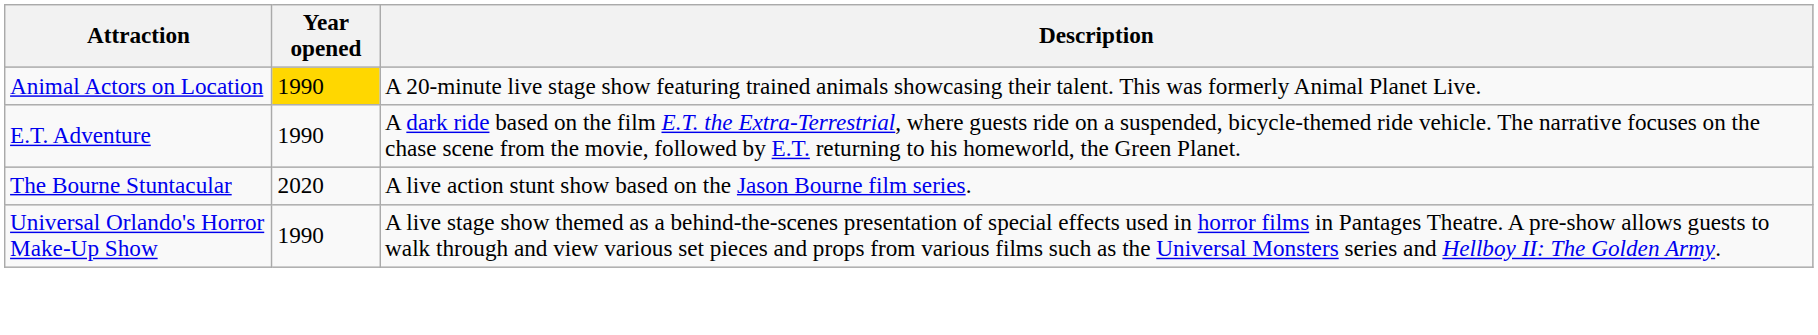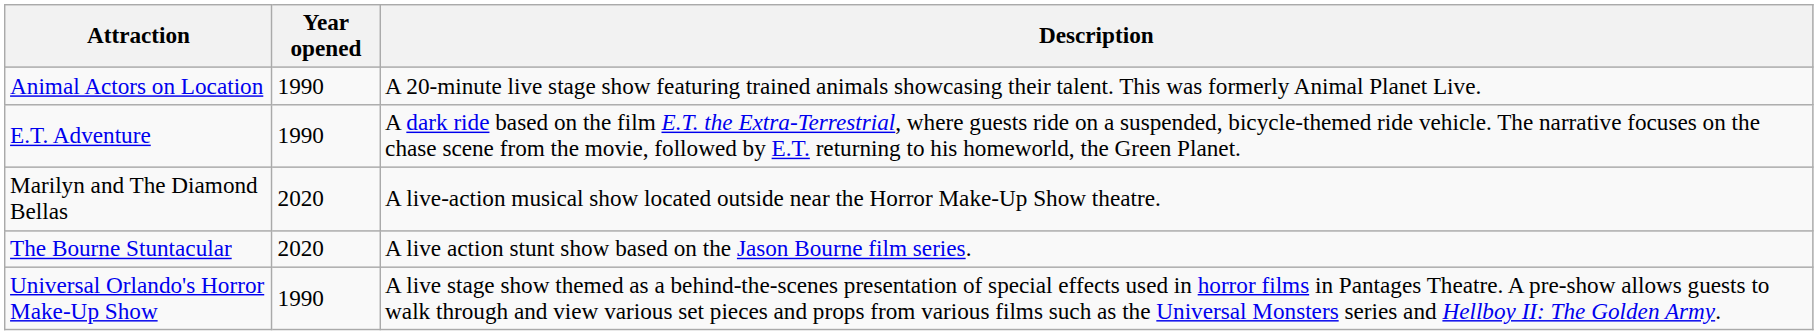(301, 85) gold background -> (301, 85) no background
+ row: (134, 198)
